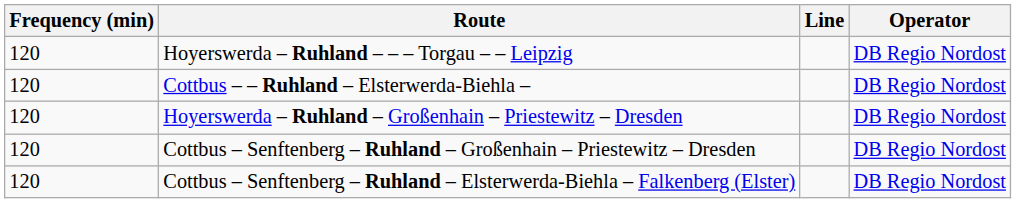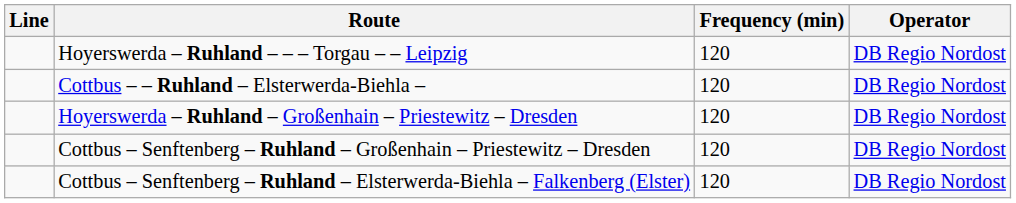columns swapped: (824, 20) <-> (82, 20)
